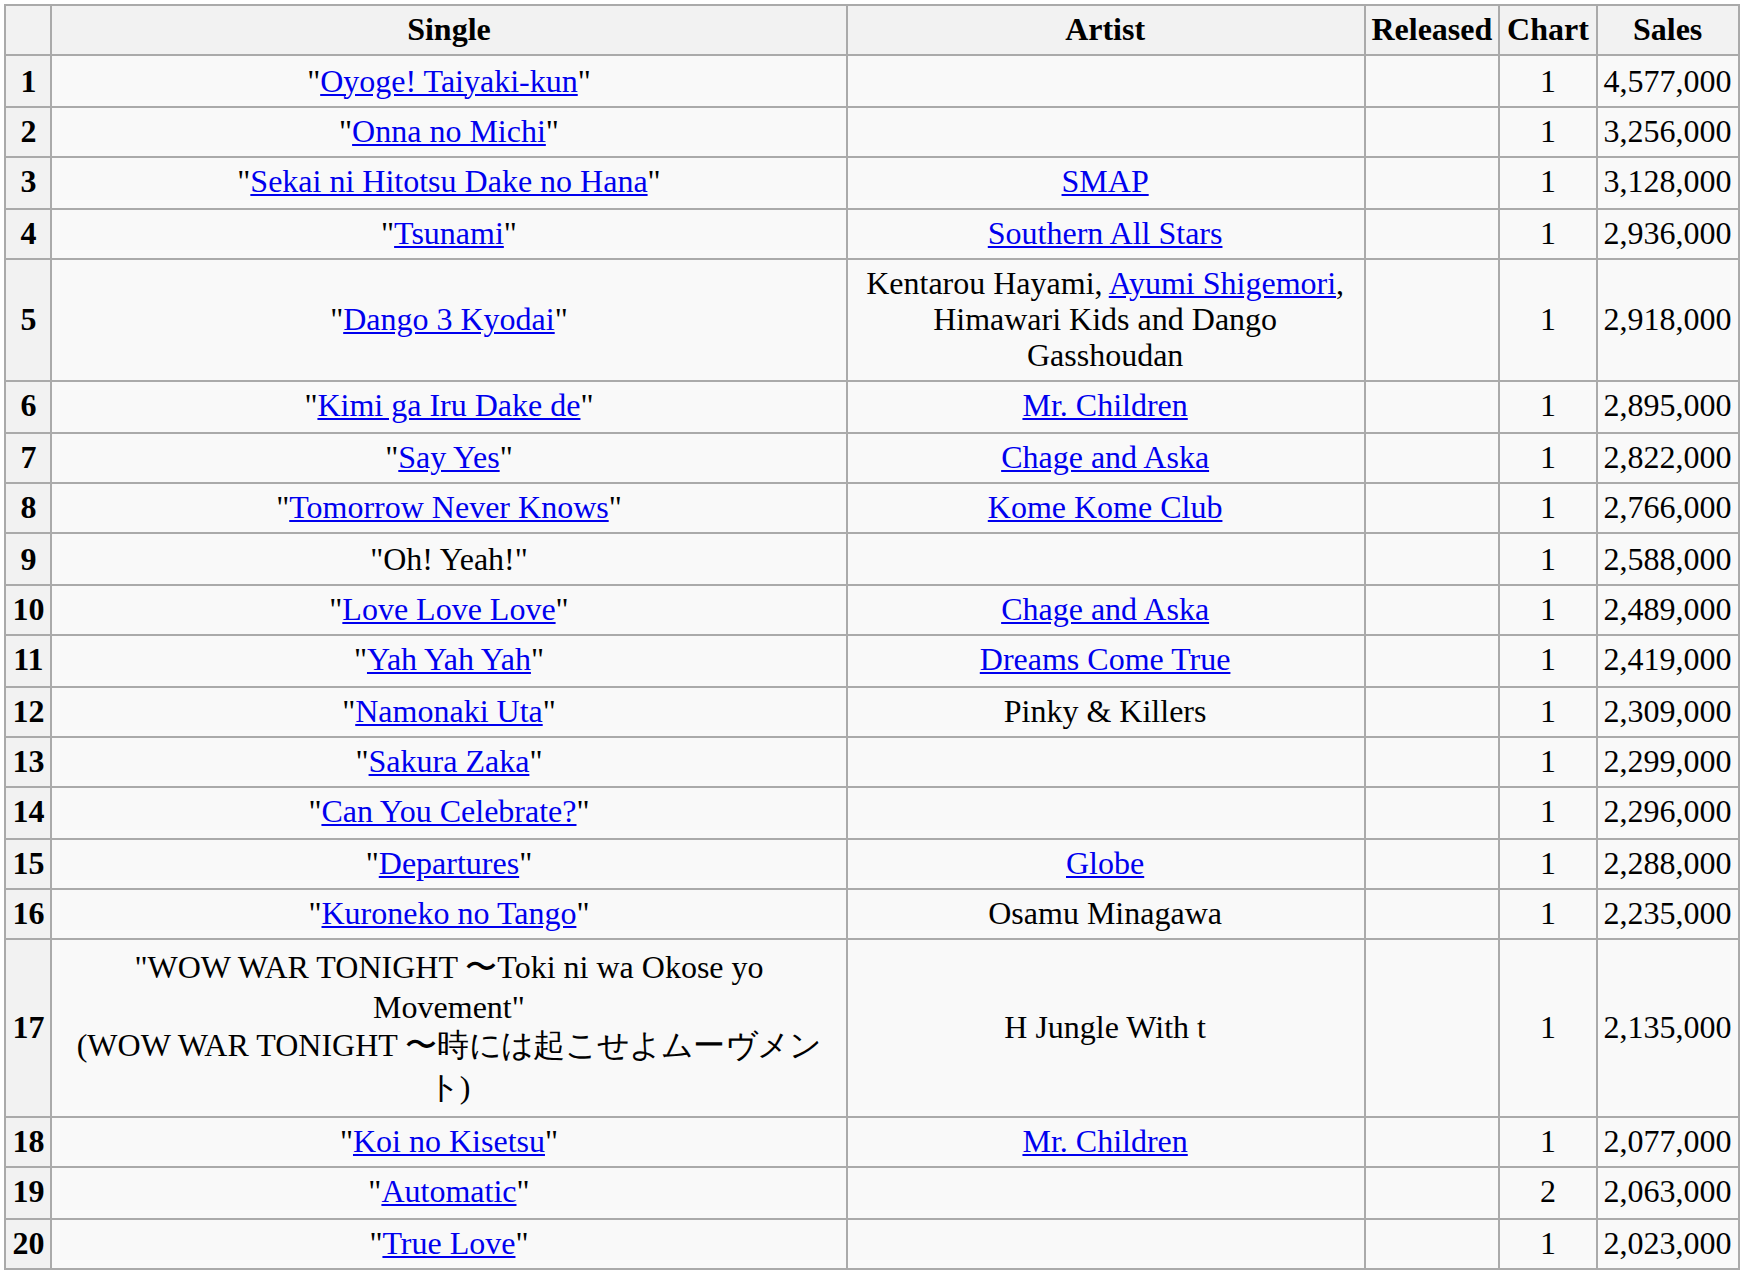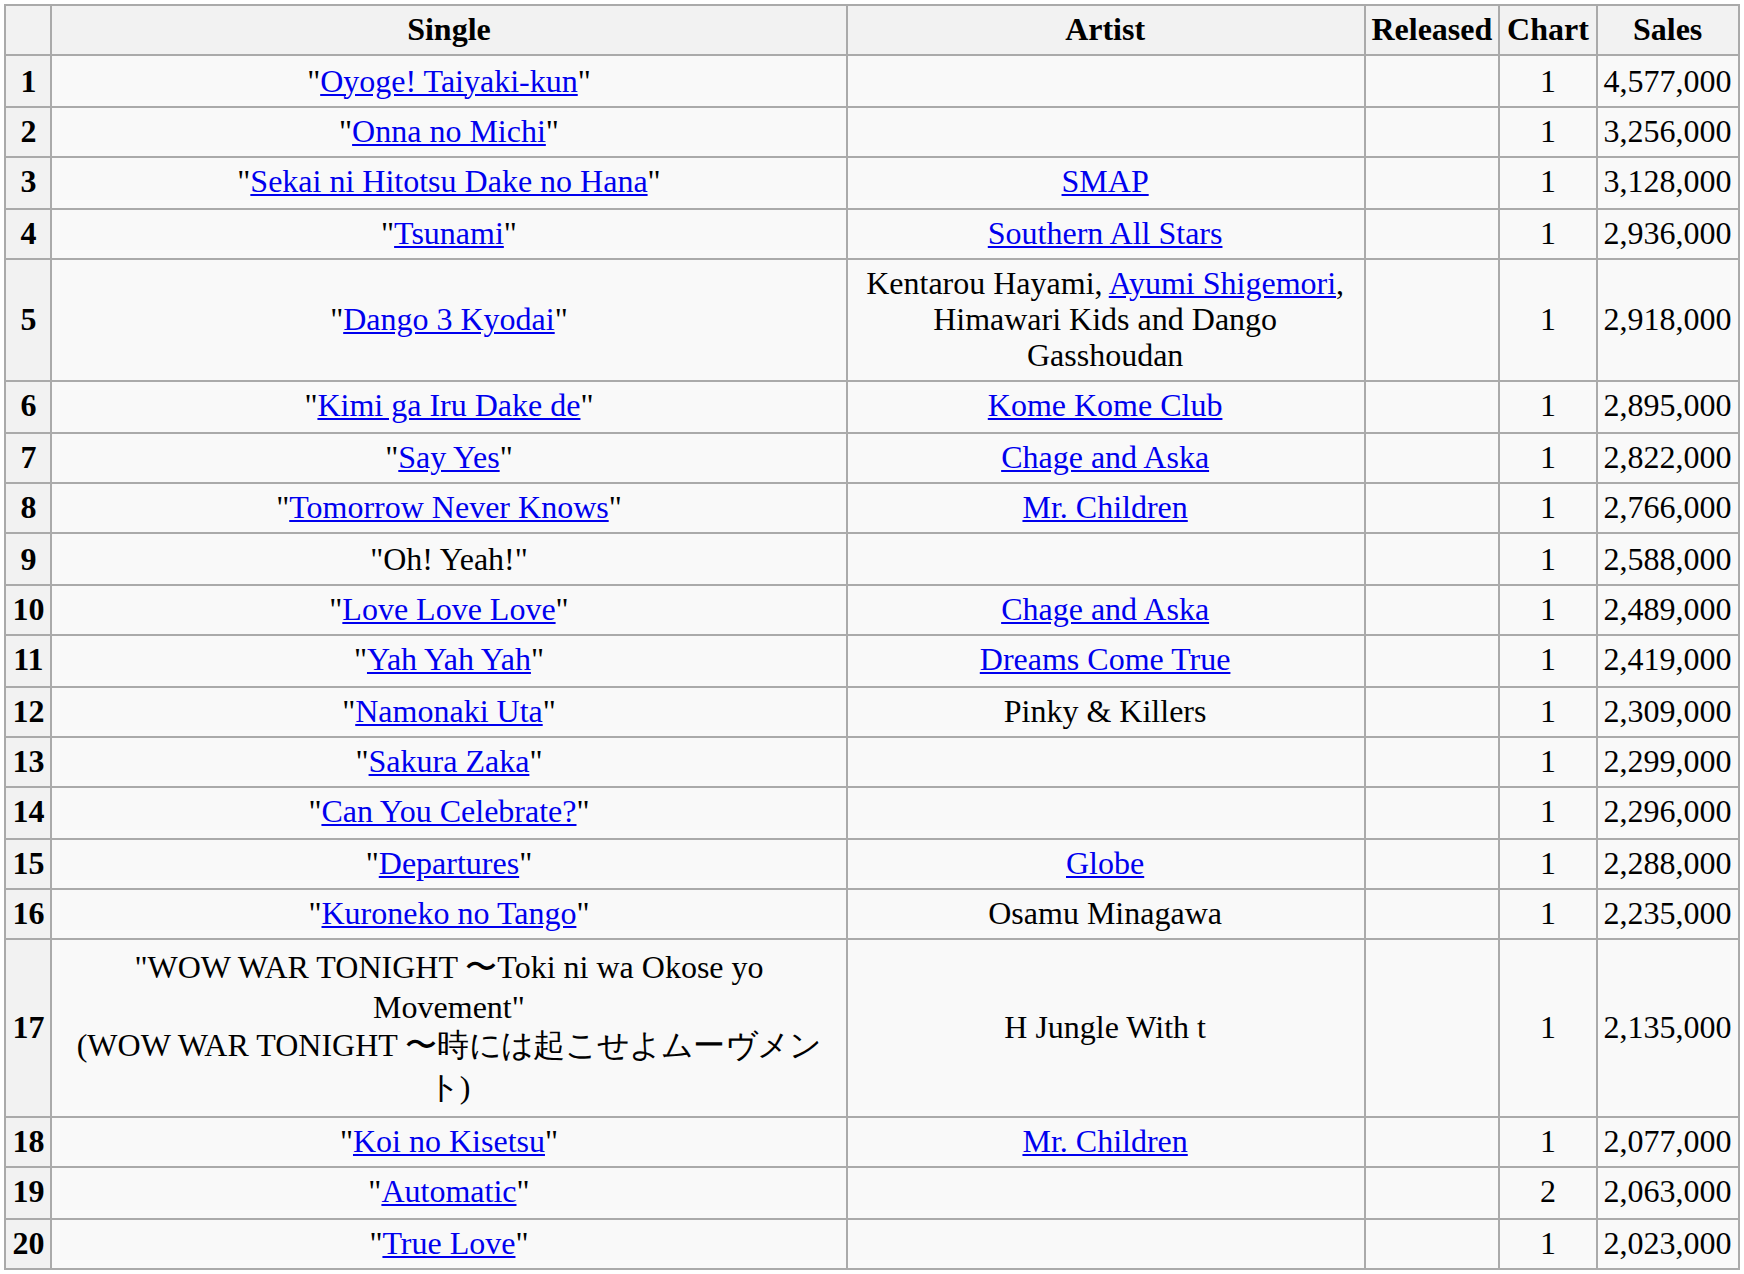(1105, 406) Mr. Children -> (1105, 406) Kome Kome Club
(1105, 507) Kome Kome Club -> (1105, 507) Mr. Children
